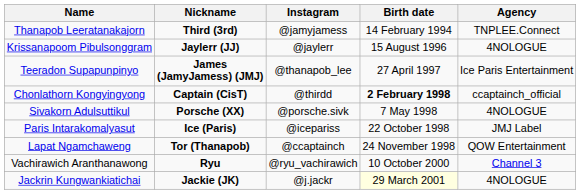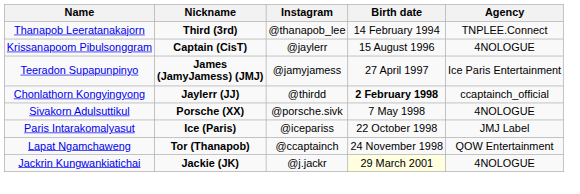(313, 30) @jamyjamess -> (307, 30) @thanapob_lee
(210, 47) Jaylerr (JJ) -> (210, 47) Captain (CisT)
(313, 71) @thanapob_lee -> (307, 71) @jamyjamess
(210, 94) Captain (CisT) -> (210, 94) Jaylerr (JJ)
- row: (79, 163)
